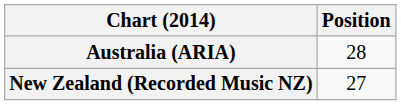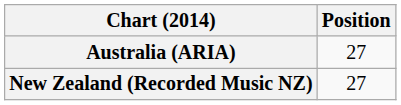(356, 52) 28 -> (356, 52) 27
